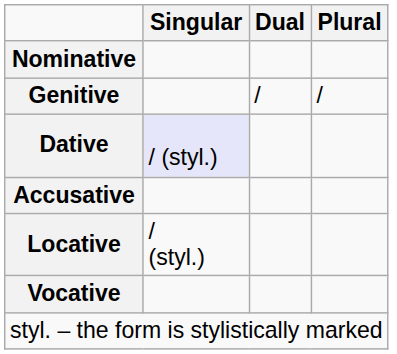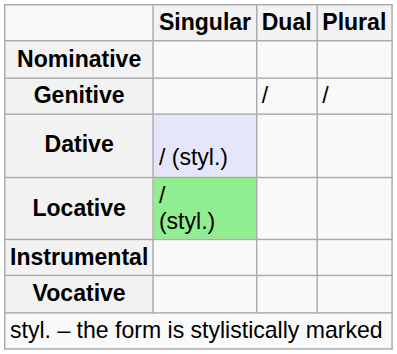- row: (74, 194)
(177, 244) no background -> (187, 207) lightgreen background
+ row: (79, 257)
